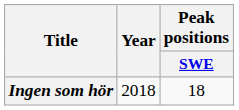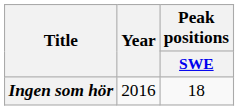(138, 90) 2018 -> (138, 90) 2016
